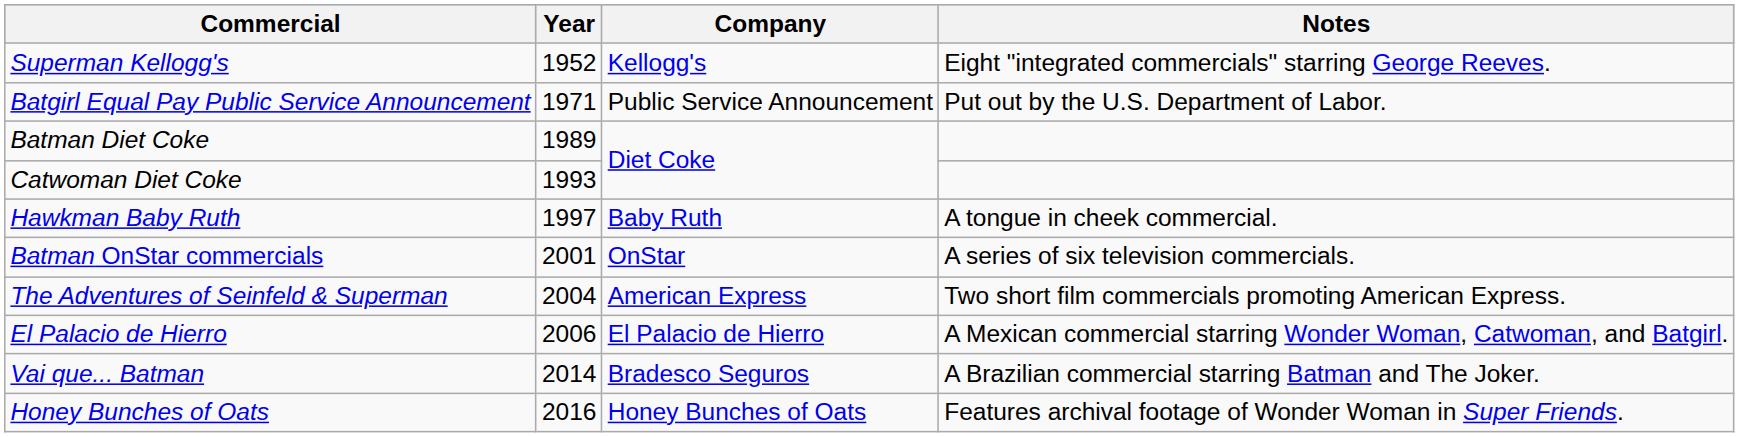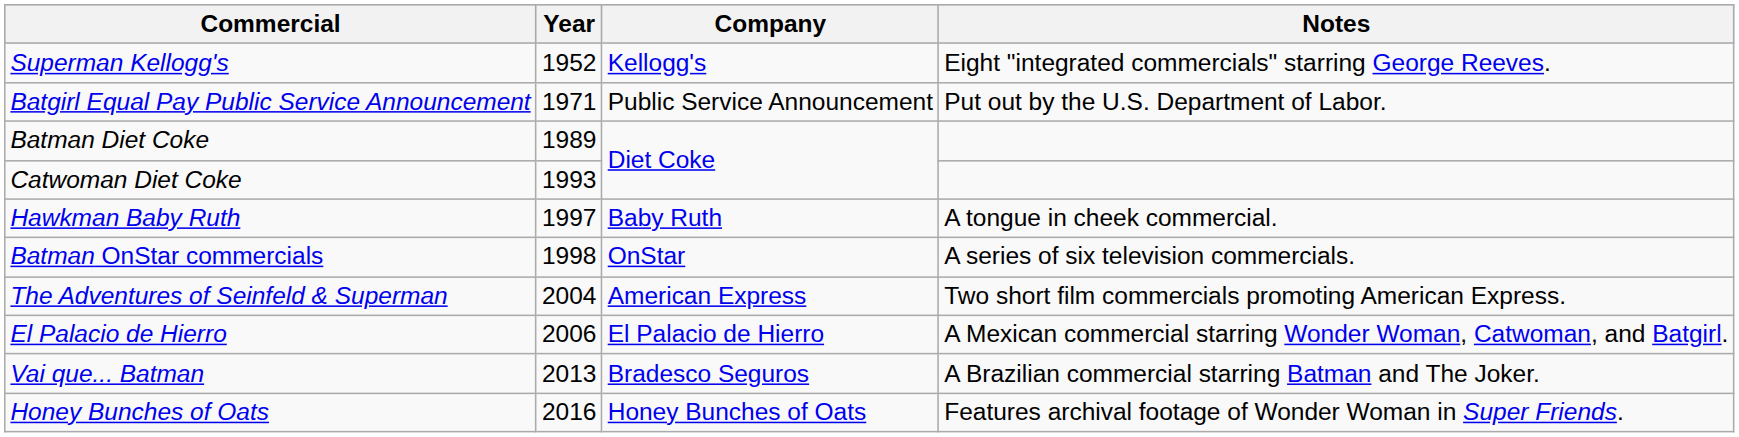(569, 256) 2001 -> (569, 256) 1998
(569, 373) 2014 -> (569, 373) 2013
